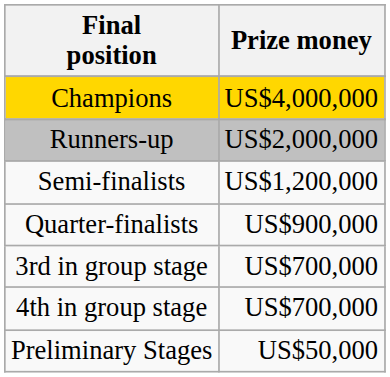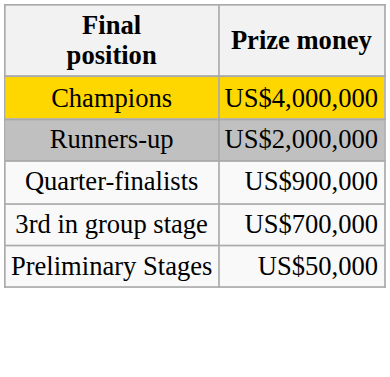- row: (112, 181)
- row: (112, 308)
